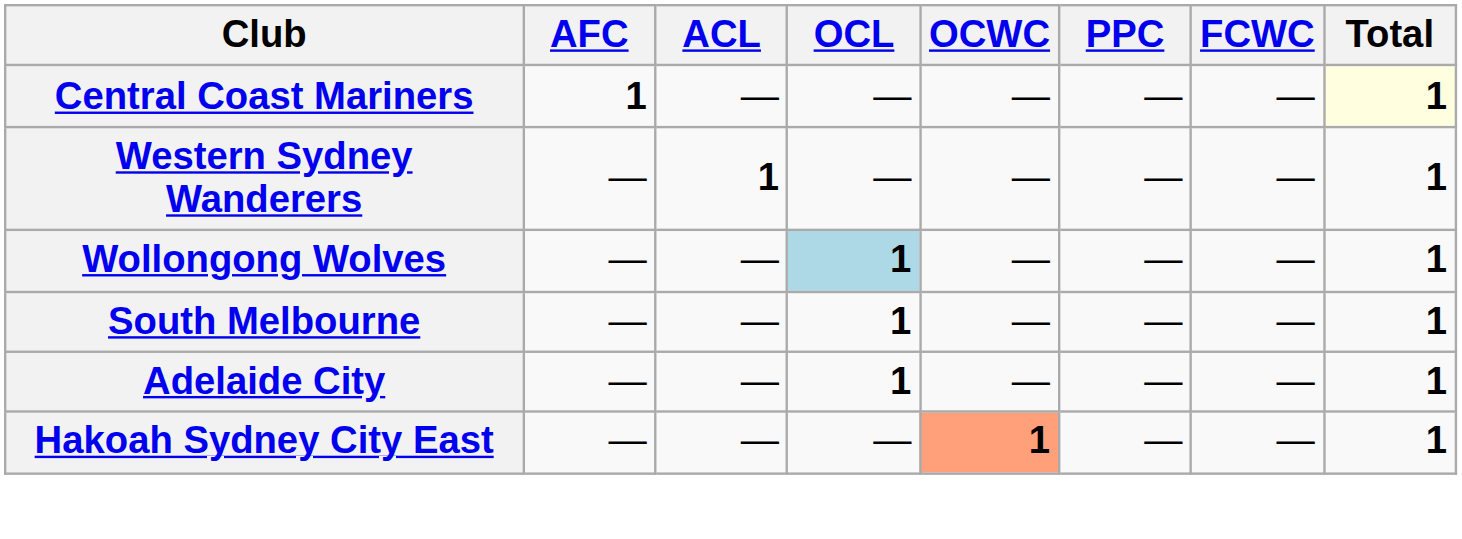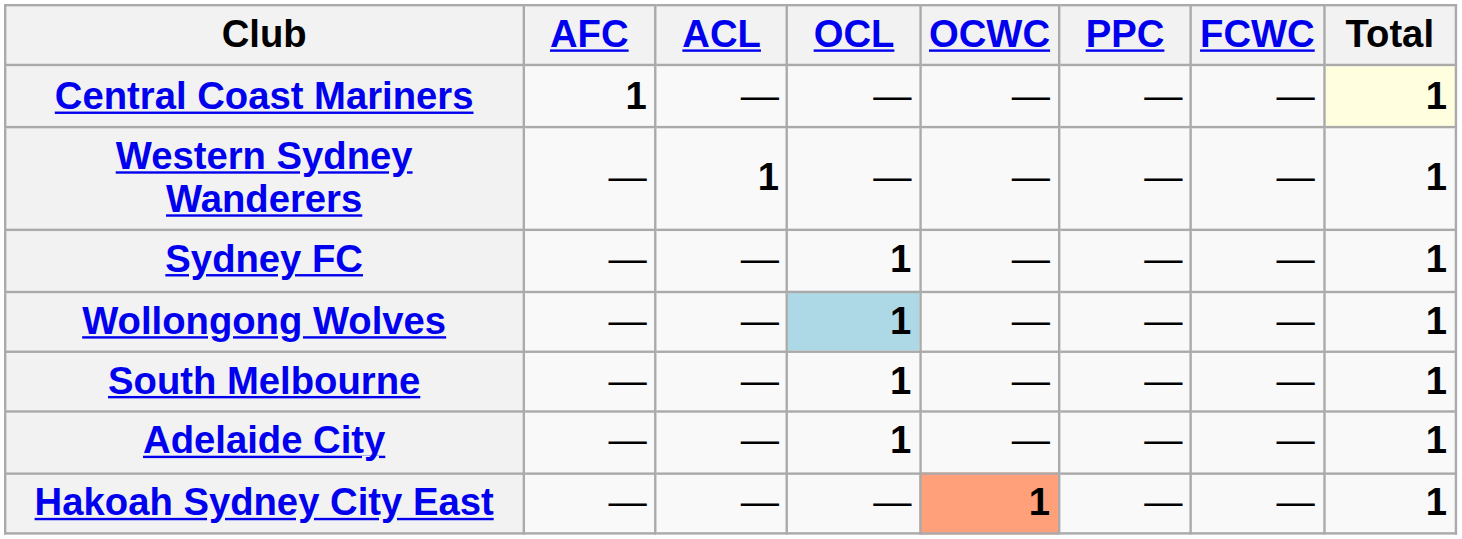+ row: (264, 259)
